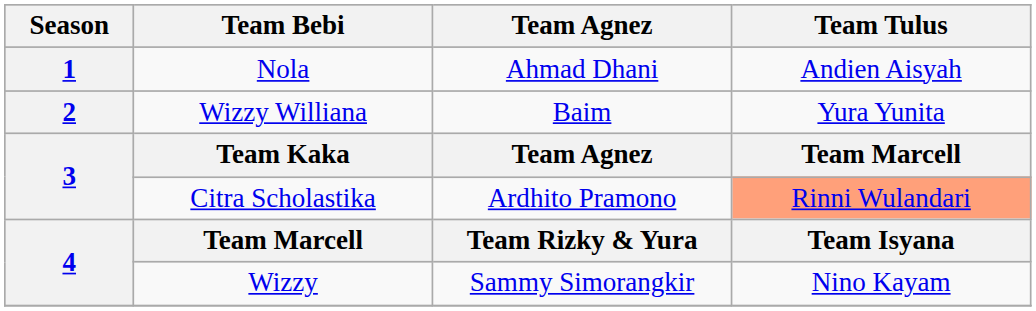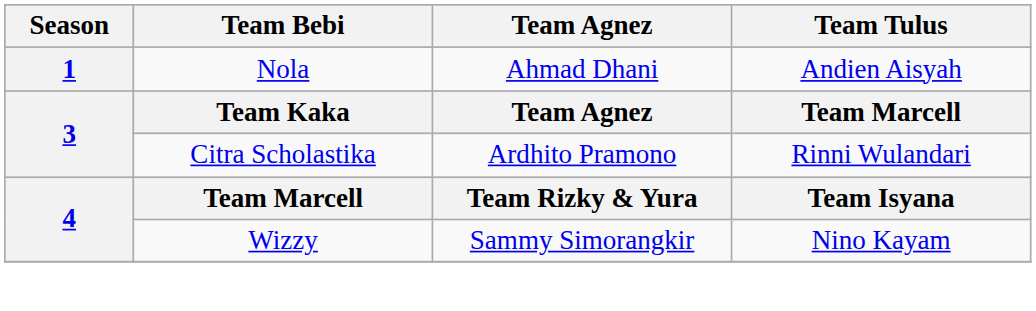- row: (69, 111)
(881, 197) lightsalmon background -> (881, 154) no background
